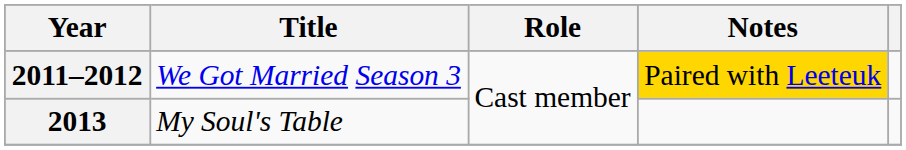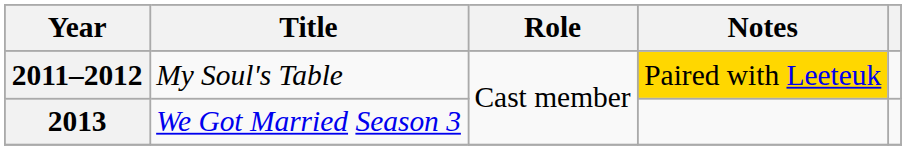(309, 74) We Got Married Season 3 -> (250, 74) My Soul's Table
(250, 121) My Soul's Table -> (309, 121) We Got Married Season 3
